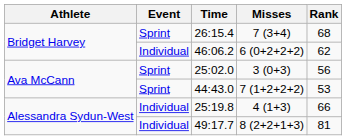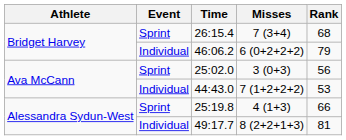(324, 51) 62 -> (324, 51) 79
(154, 89) Sprint -> (164, 89) Individual
(164, 107) Individual -> (154, 107) Sprint
